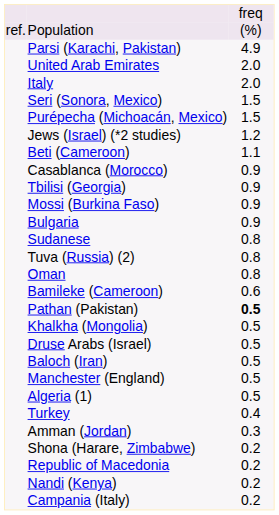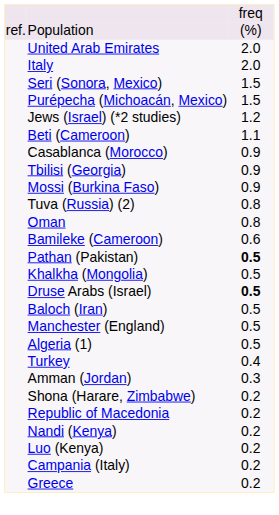- row: (104, 48)
- row: (53, 222)
- row: (59, 239)
(251, 344) normal -> (251, 292) bold
+ row: (66, 448)
+ row: (50, 483)
